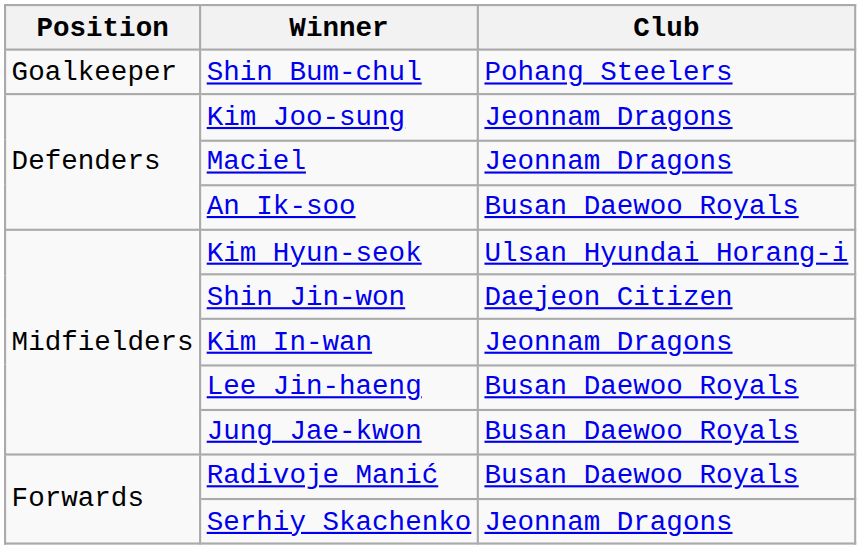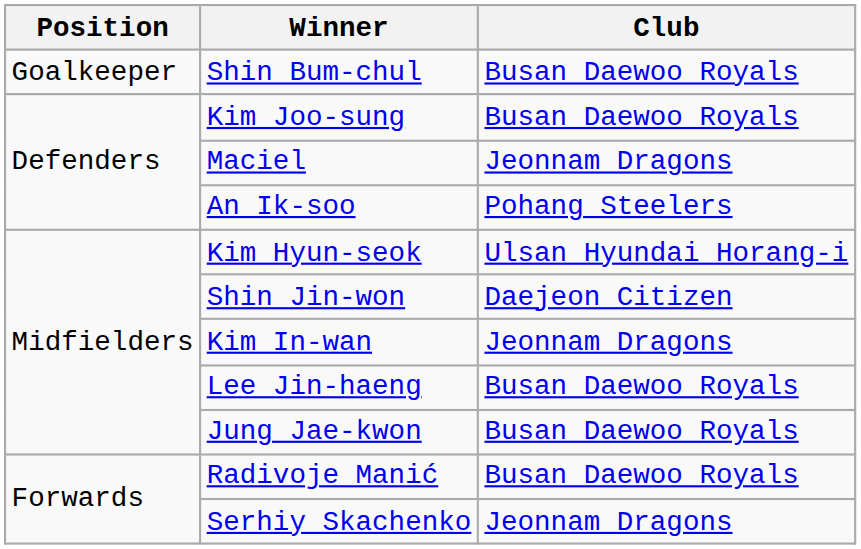(608, 72) Pohang Steelers -> (642, 72) Busan Daewoo Royals
(608, 117) Jeonnam Dragons -> (642, 117) Busan Daewoo Royals
(642, 207) Busan Daewoo Royals -> (608, 207) Pohang Steelers
